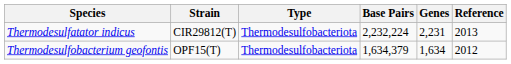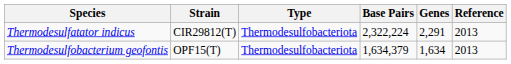(385, 31) 2,232,224 -> (385, 31) 2,322,224
(432, 31) 2,231 -> (432, 31) 2,291
(466, 50) 2012 -> (466, 50) 2013
